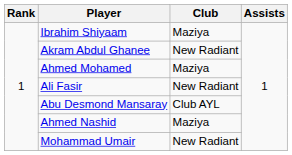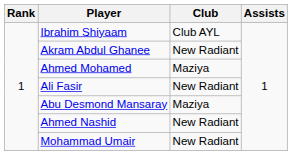(191, 31) Maziya -> (196, 31) Club AYL
(196, 104) Club AYL -> (191, 104) Maziya
(191, 123) Maziya -> (206, 123) New Radiant
